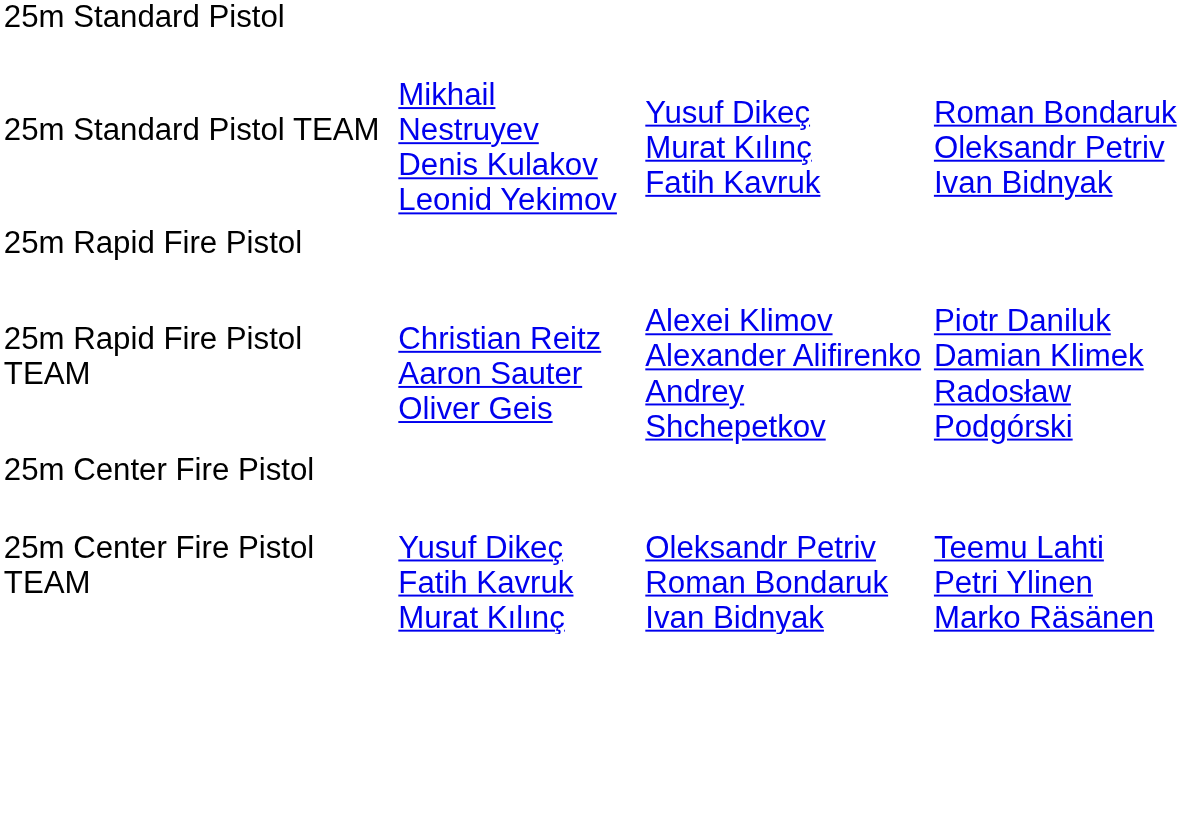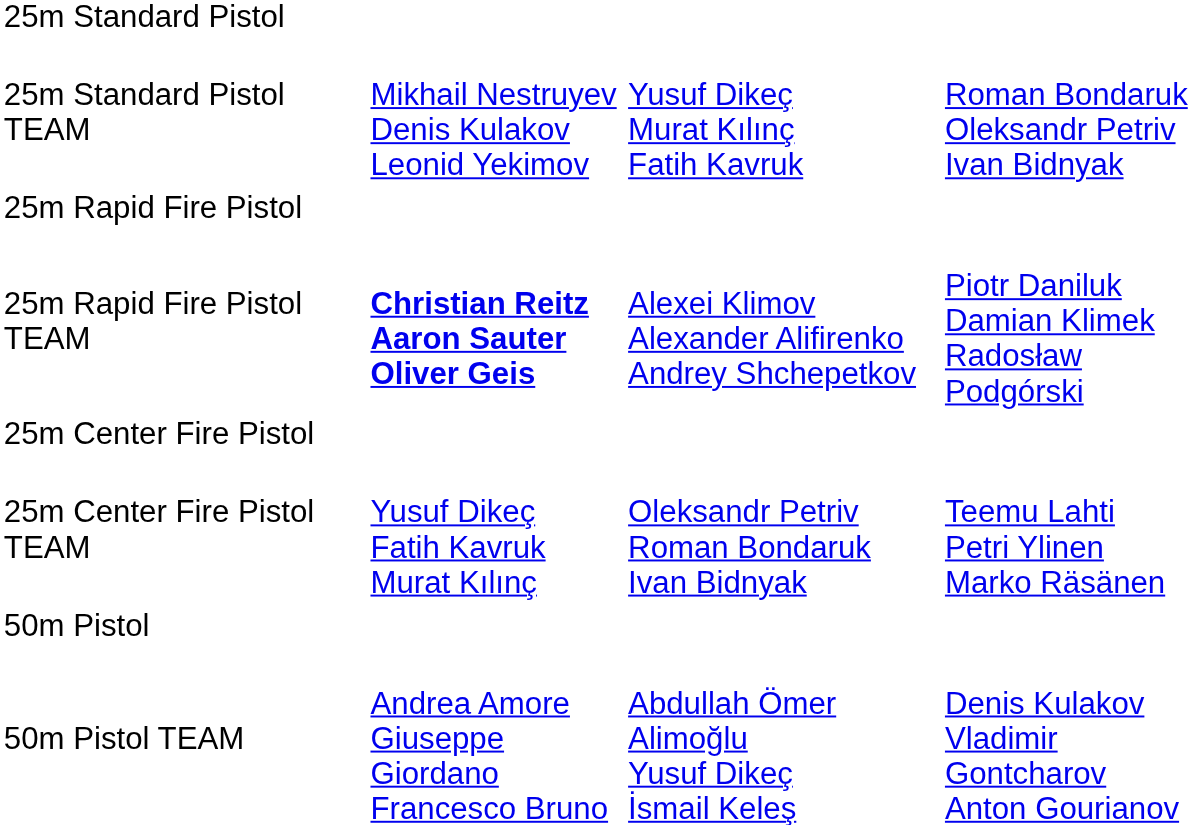(500, 373) normal -> (480, 338) bold
+ row: (77, 625)
+ row: (124, 738)
